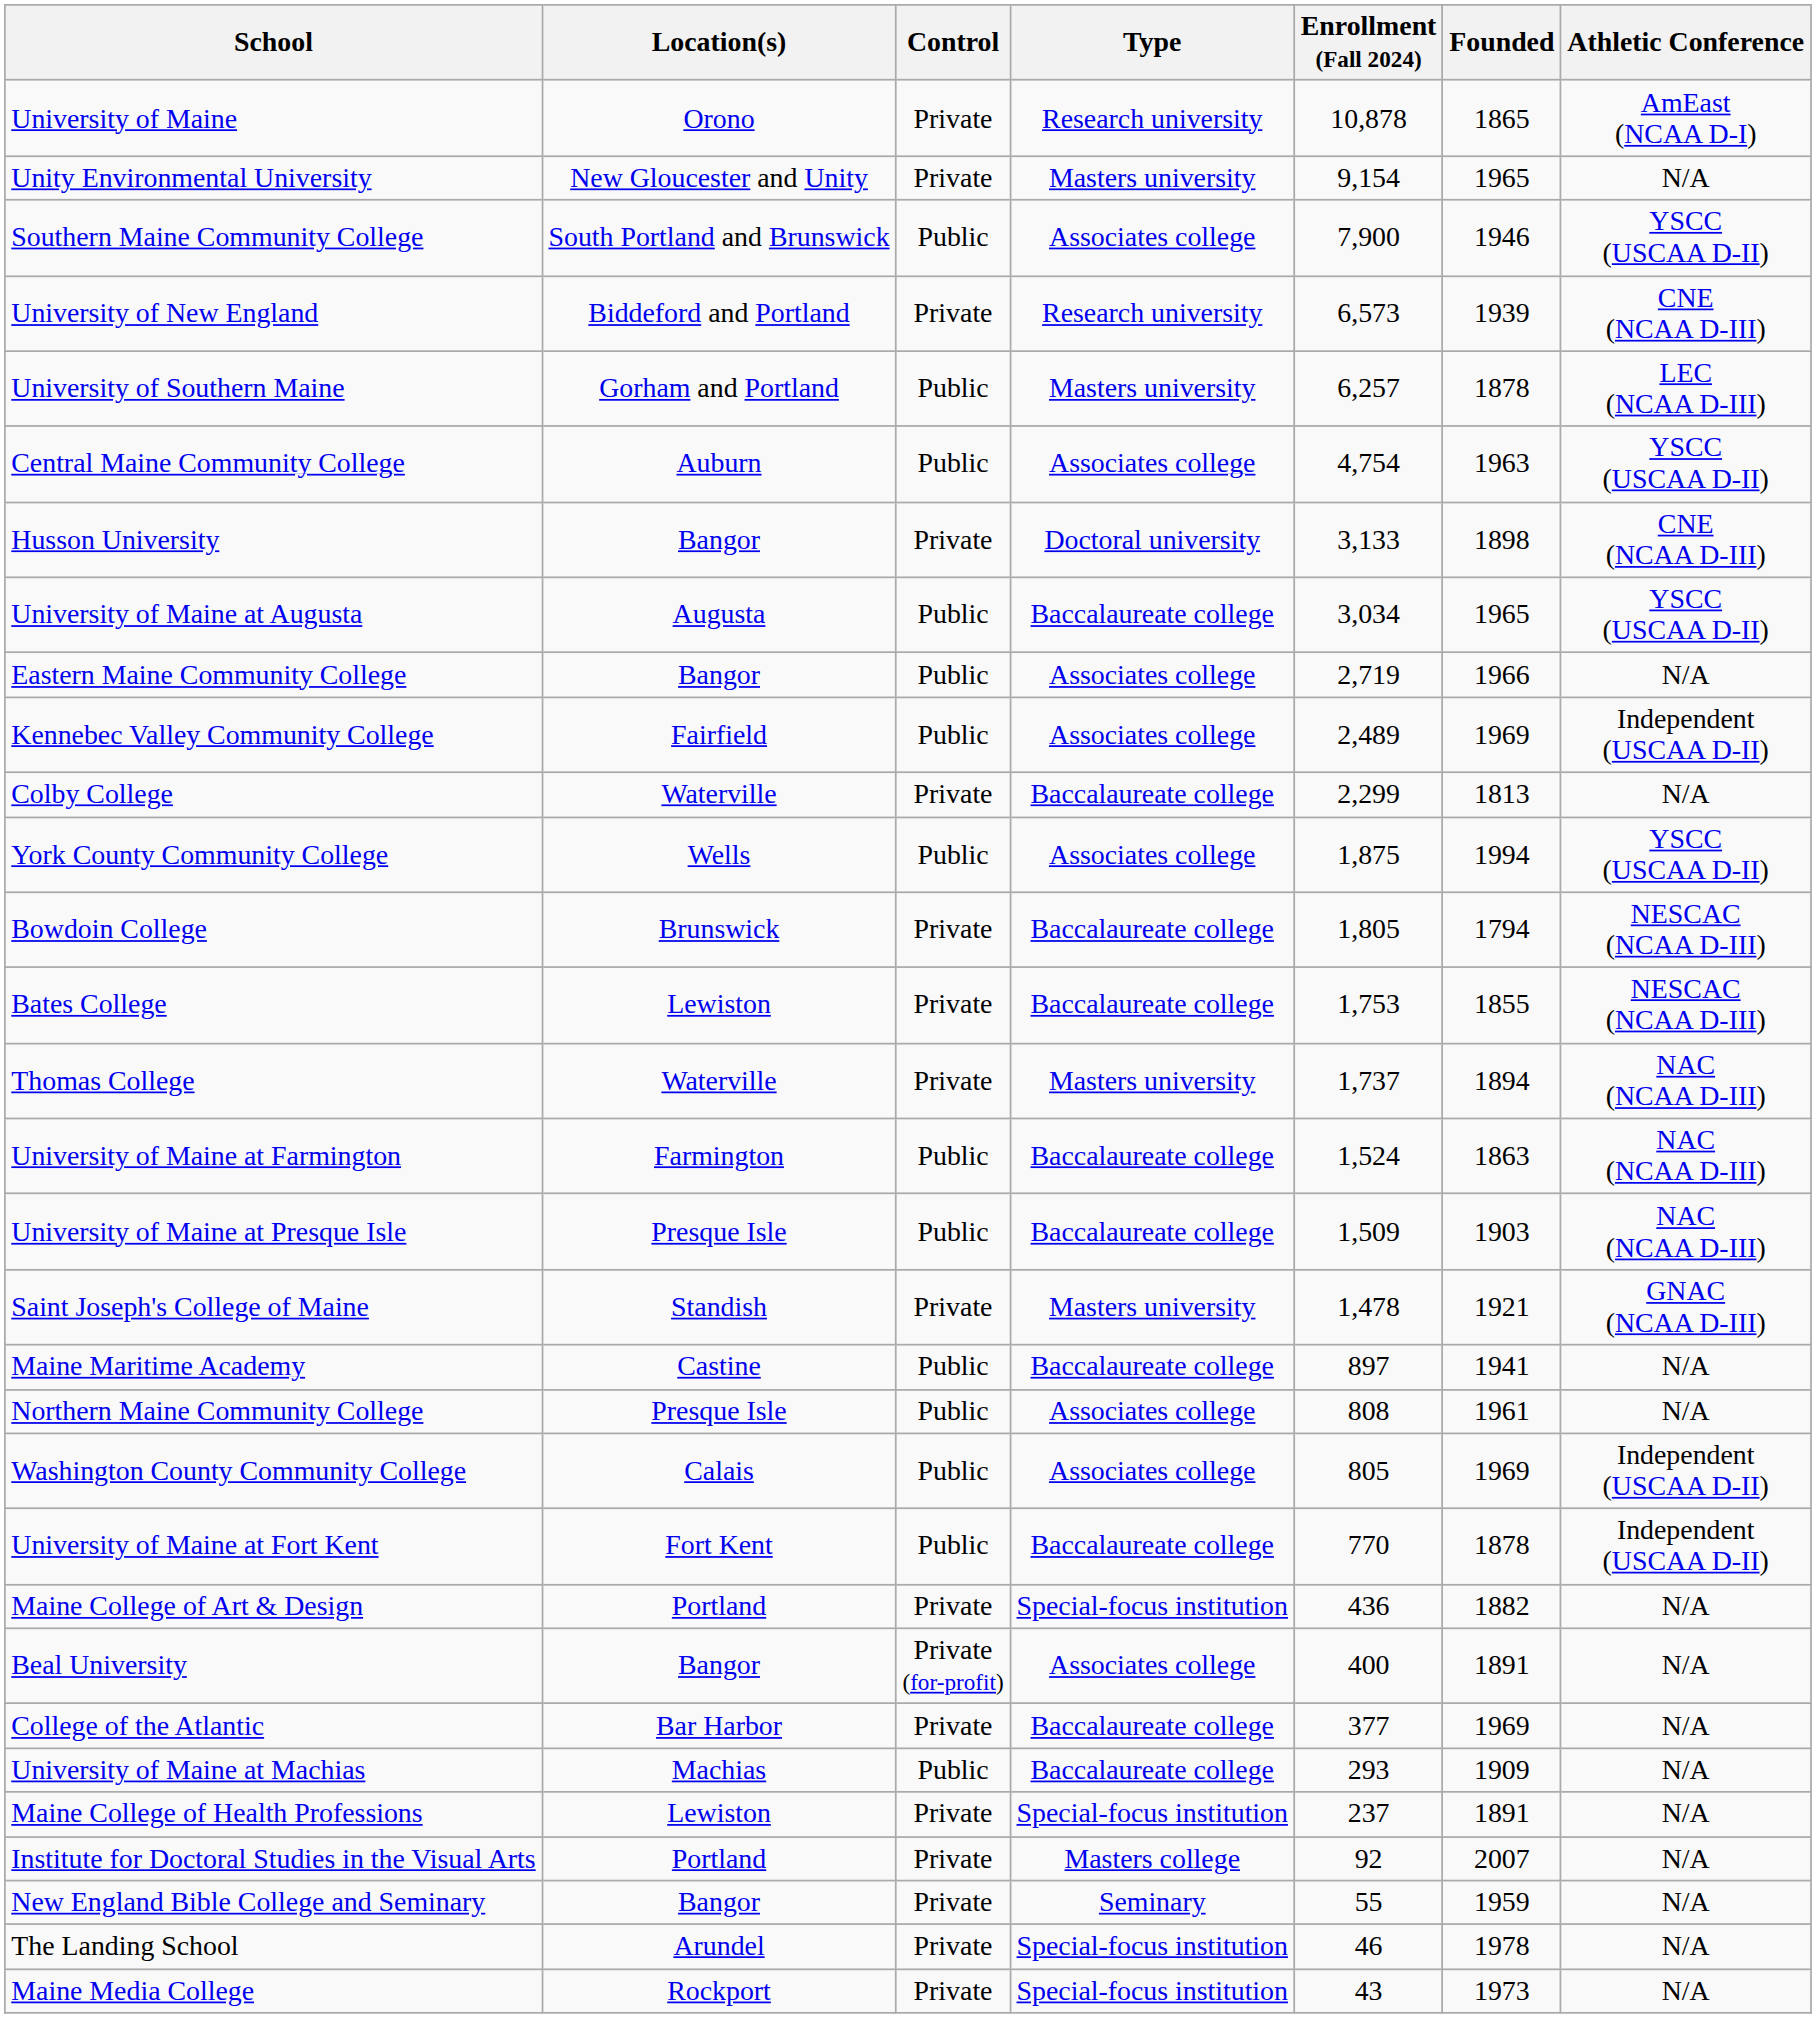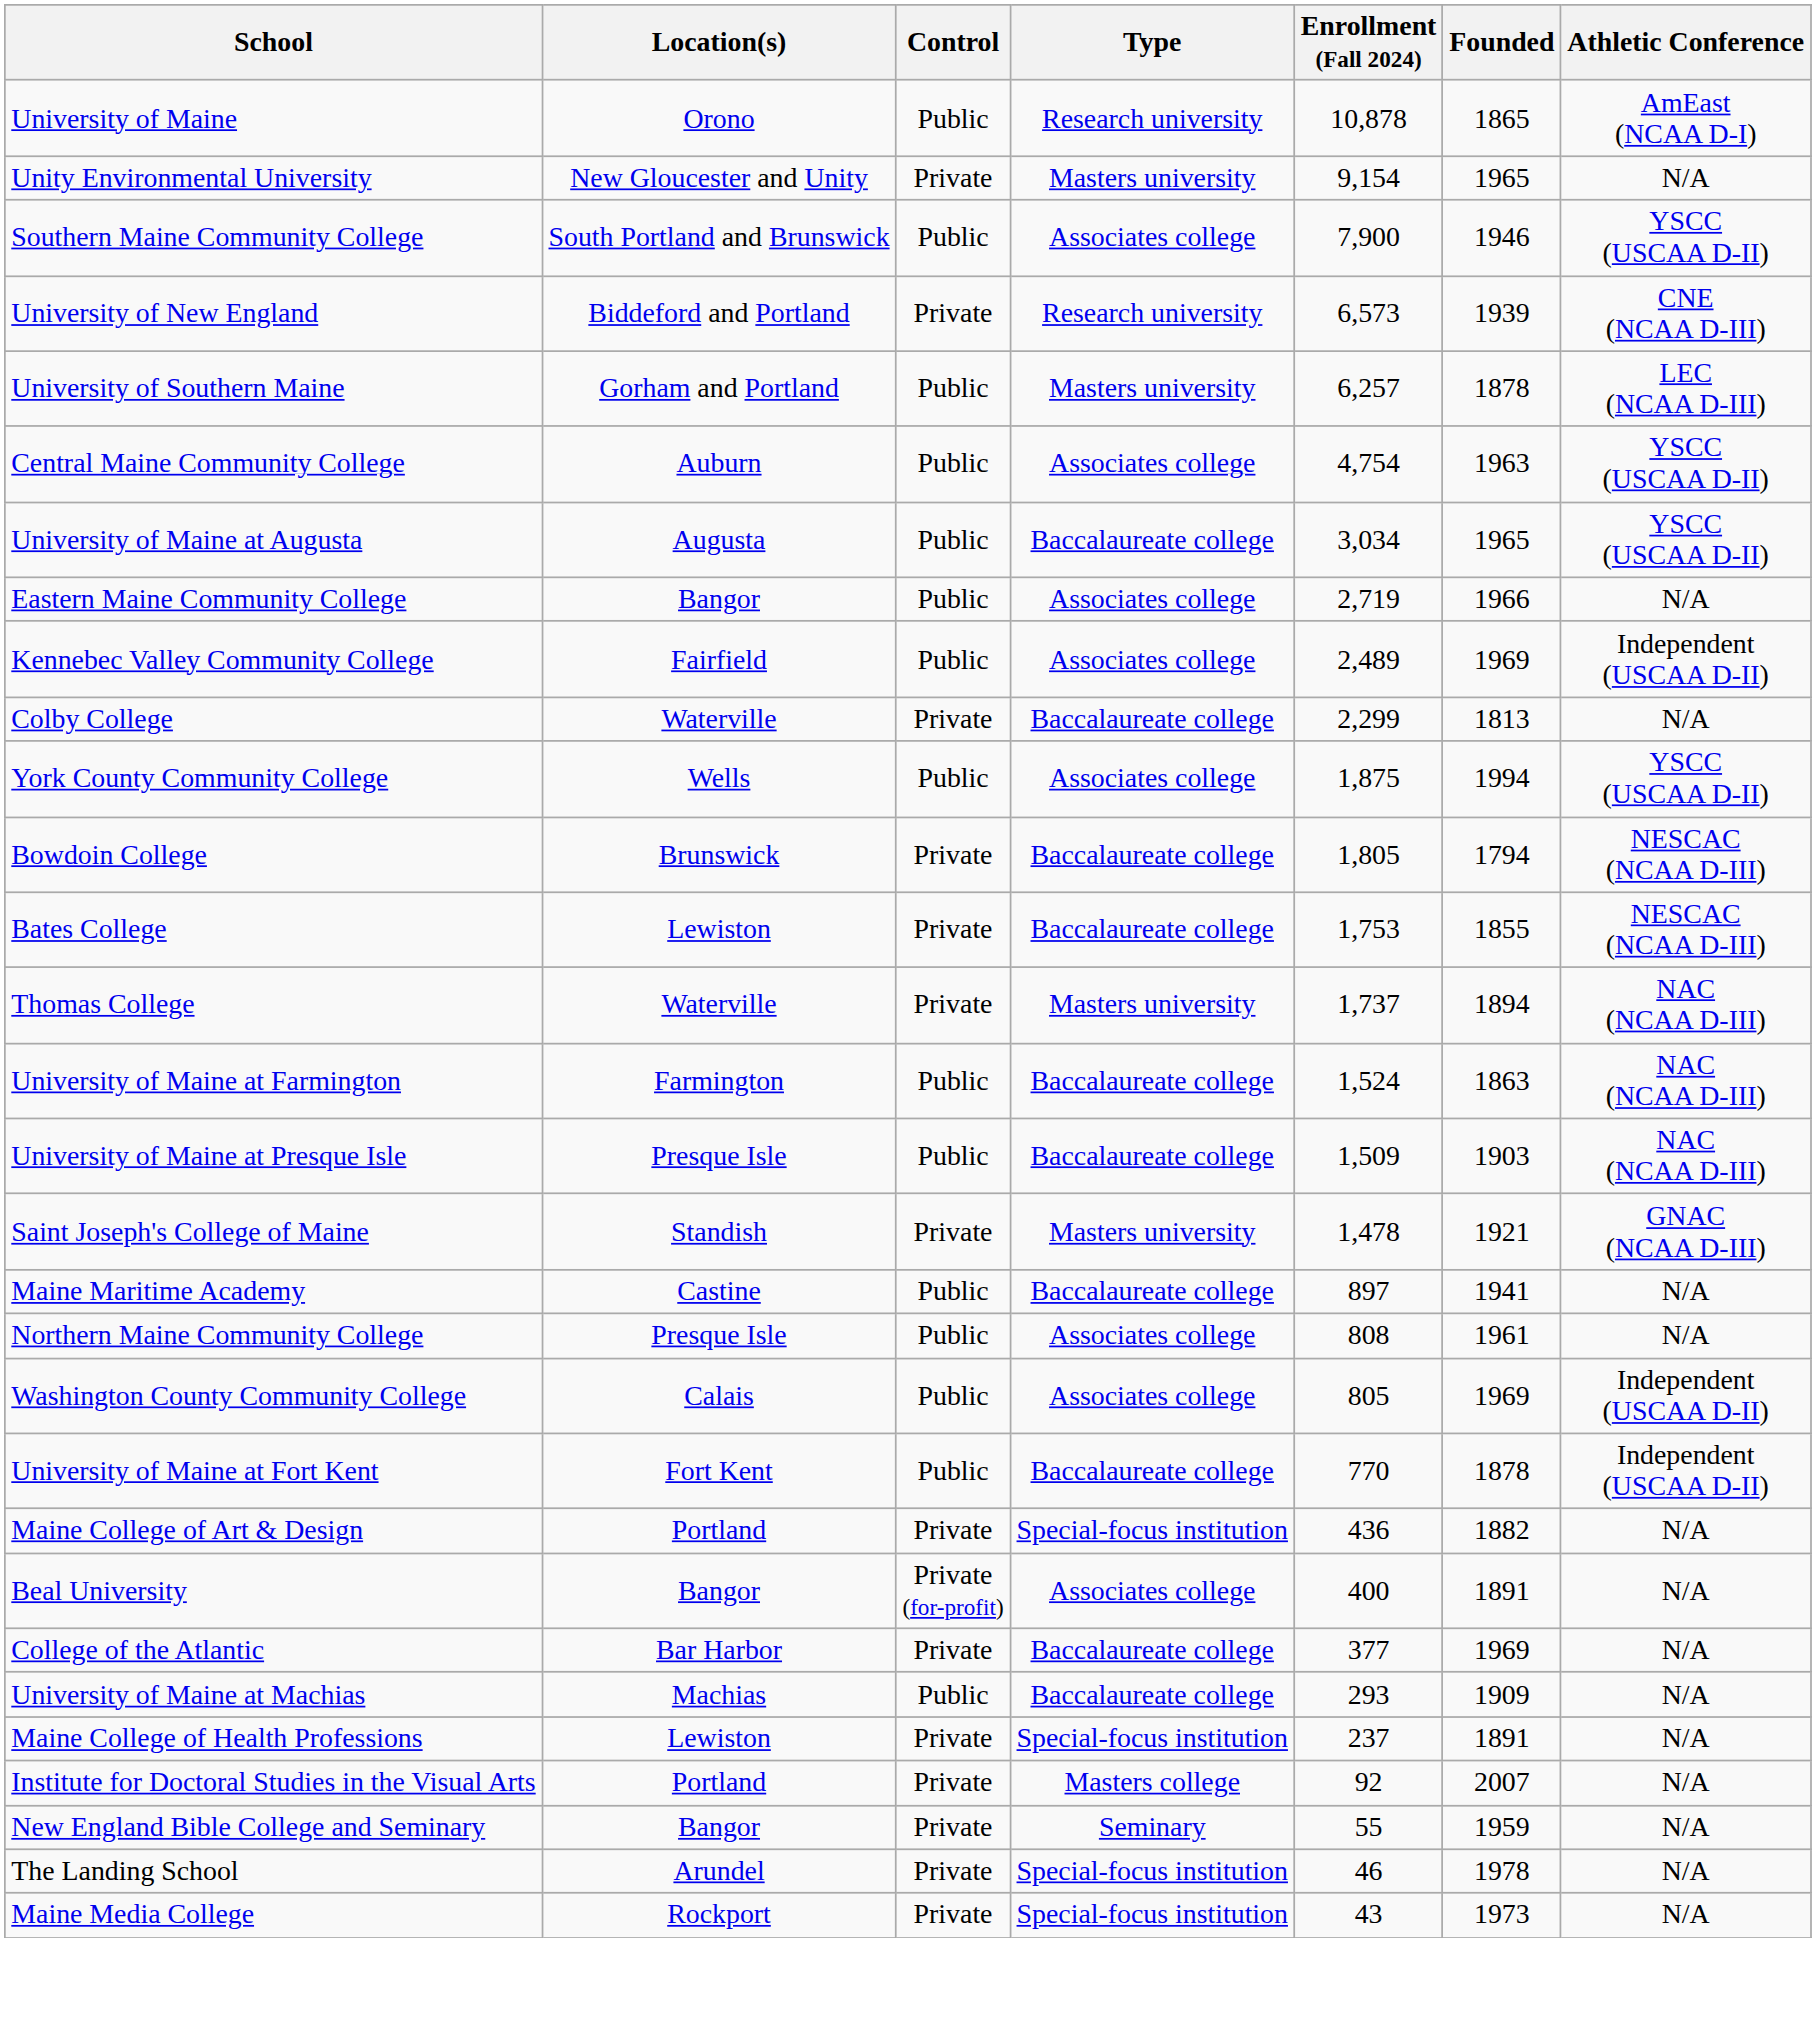(953, 117) Private -> (953, 117) Public
- row: (115, 539)
